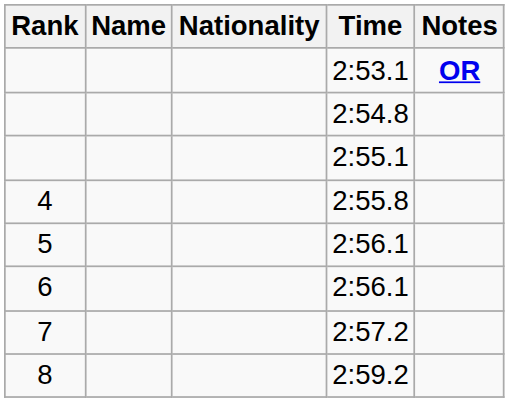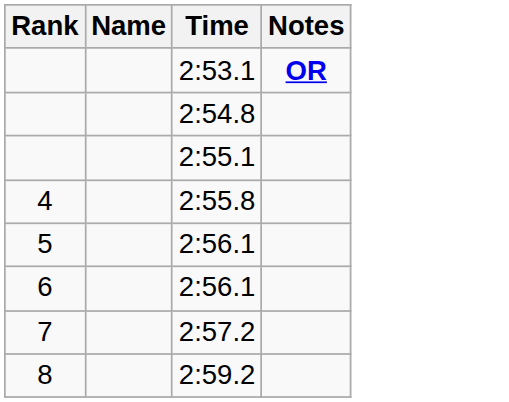- column: (249, 26)
